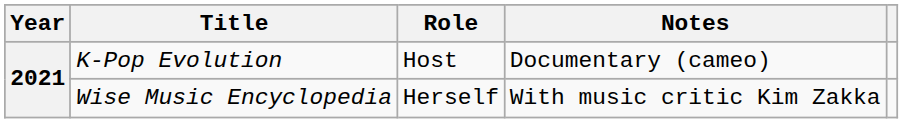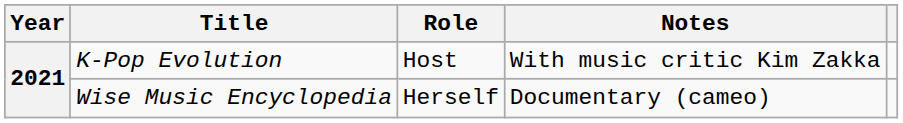(640, 61) Documentary (cameo) -> (695, 61) With music critic Kim Zakka
(695, 98) With music critic Kim Zakka -> (640, 98) Documentary (cameo)
